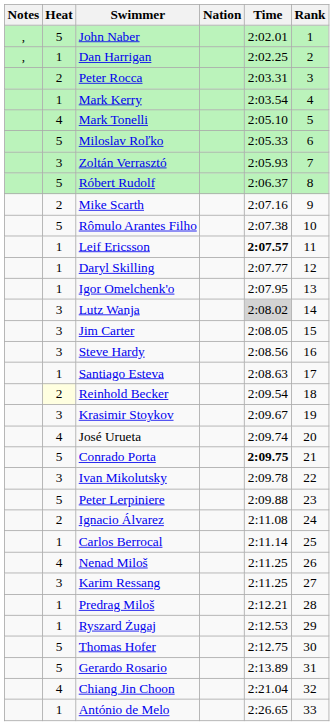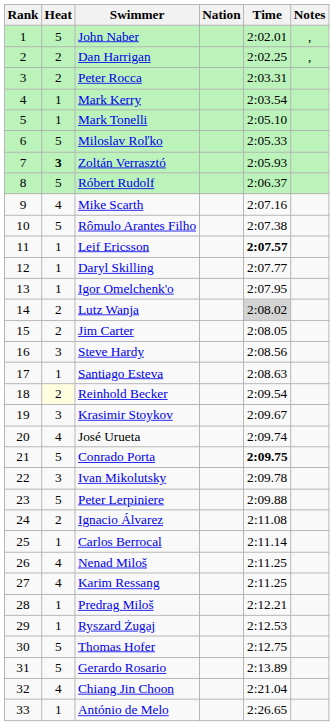columns swapped: (310, 15) <-> (23, 15)
(59, 57) 1 -> (58, 57) 2
(59, 120) 4 -> (58, 120) 1
(59, 162) normal -> (58, 162) bold
(59, 204) 2 -> (58, 204) 4
(59, 309) 3 -> (58, 309) 2
(59, 330) 3 -> (58, 330) 2
(59, 583) 3 -> (58, 583) 4
